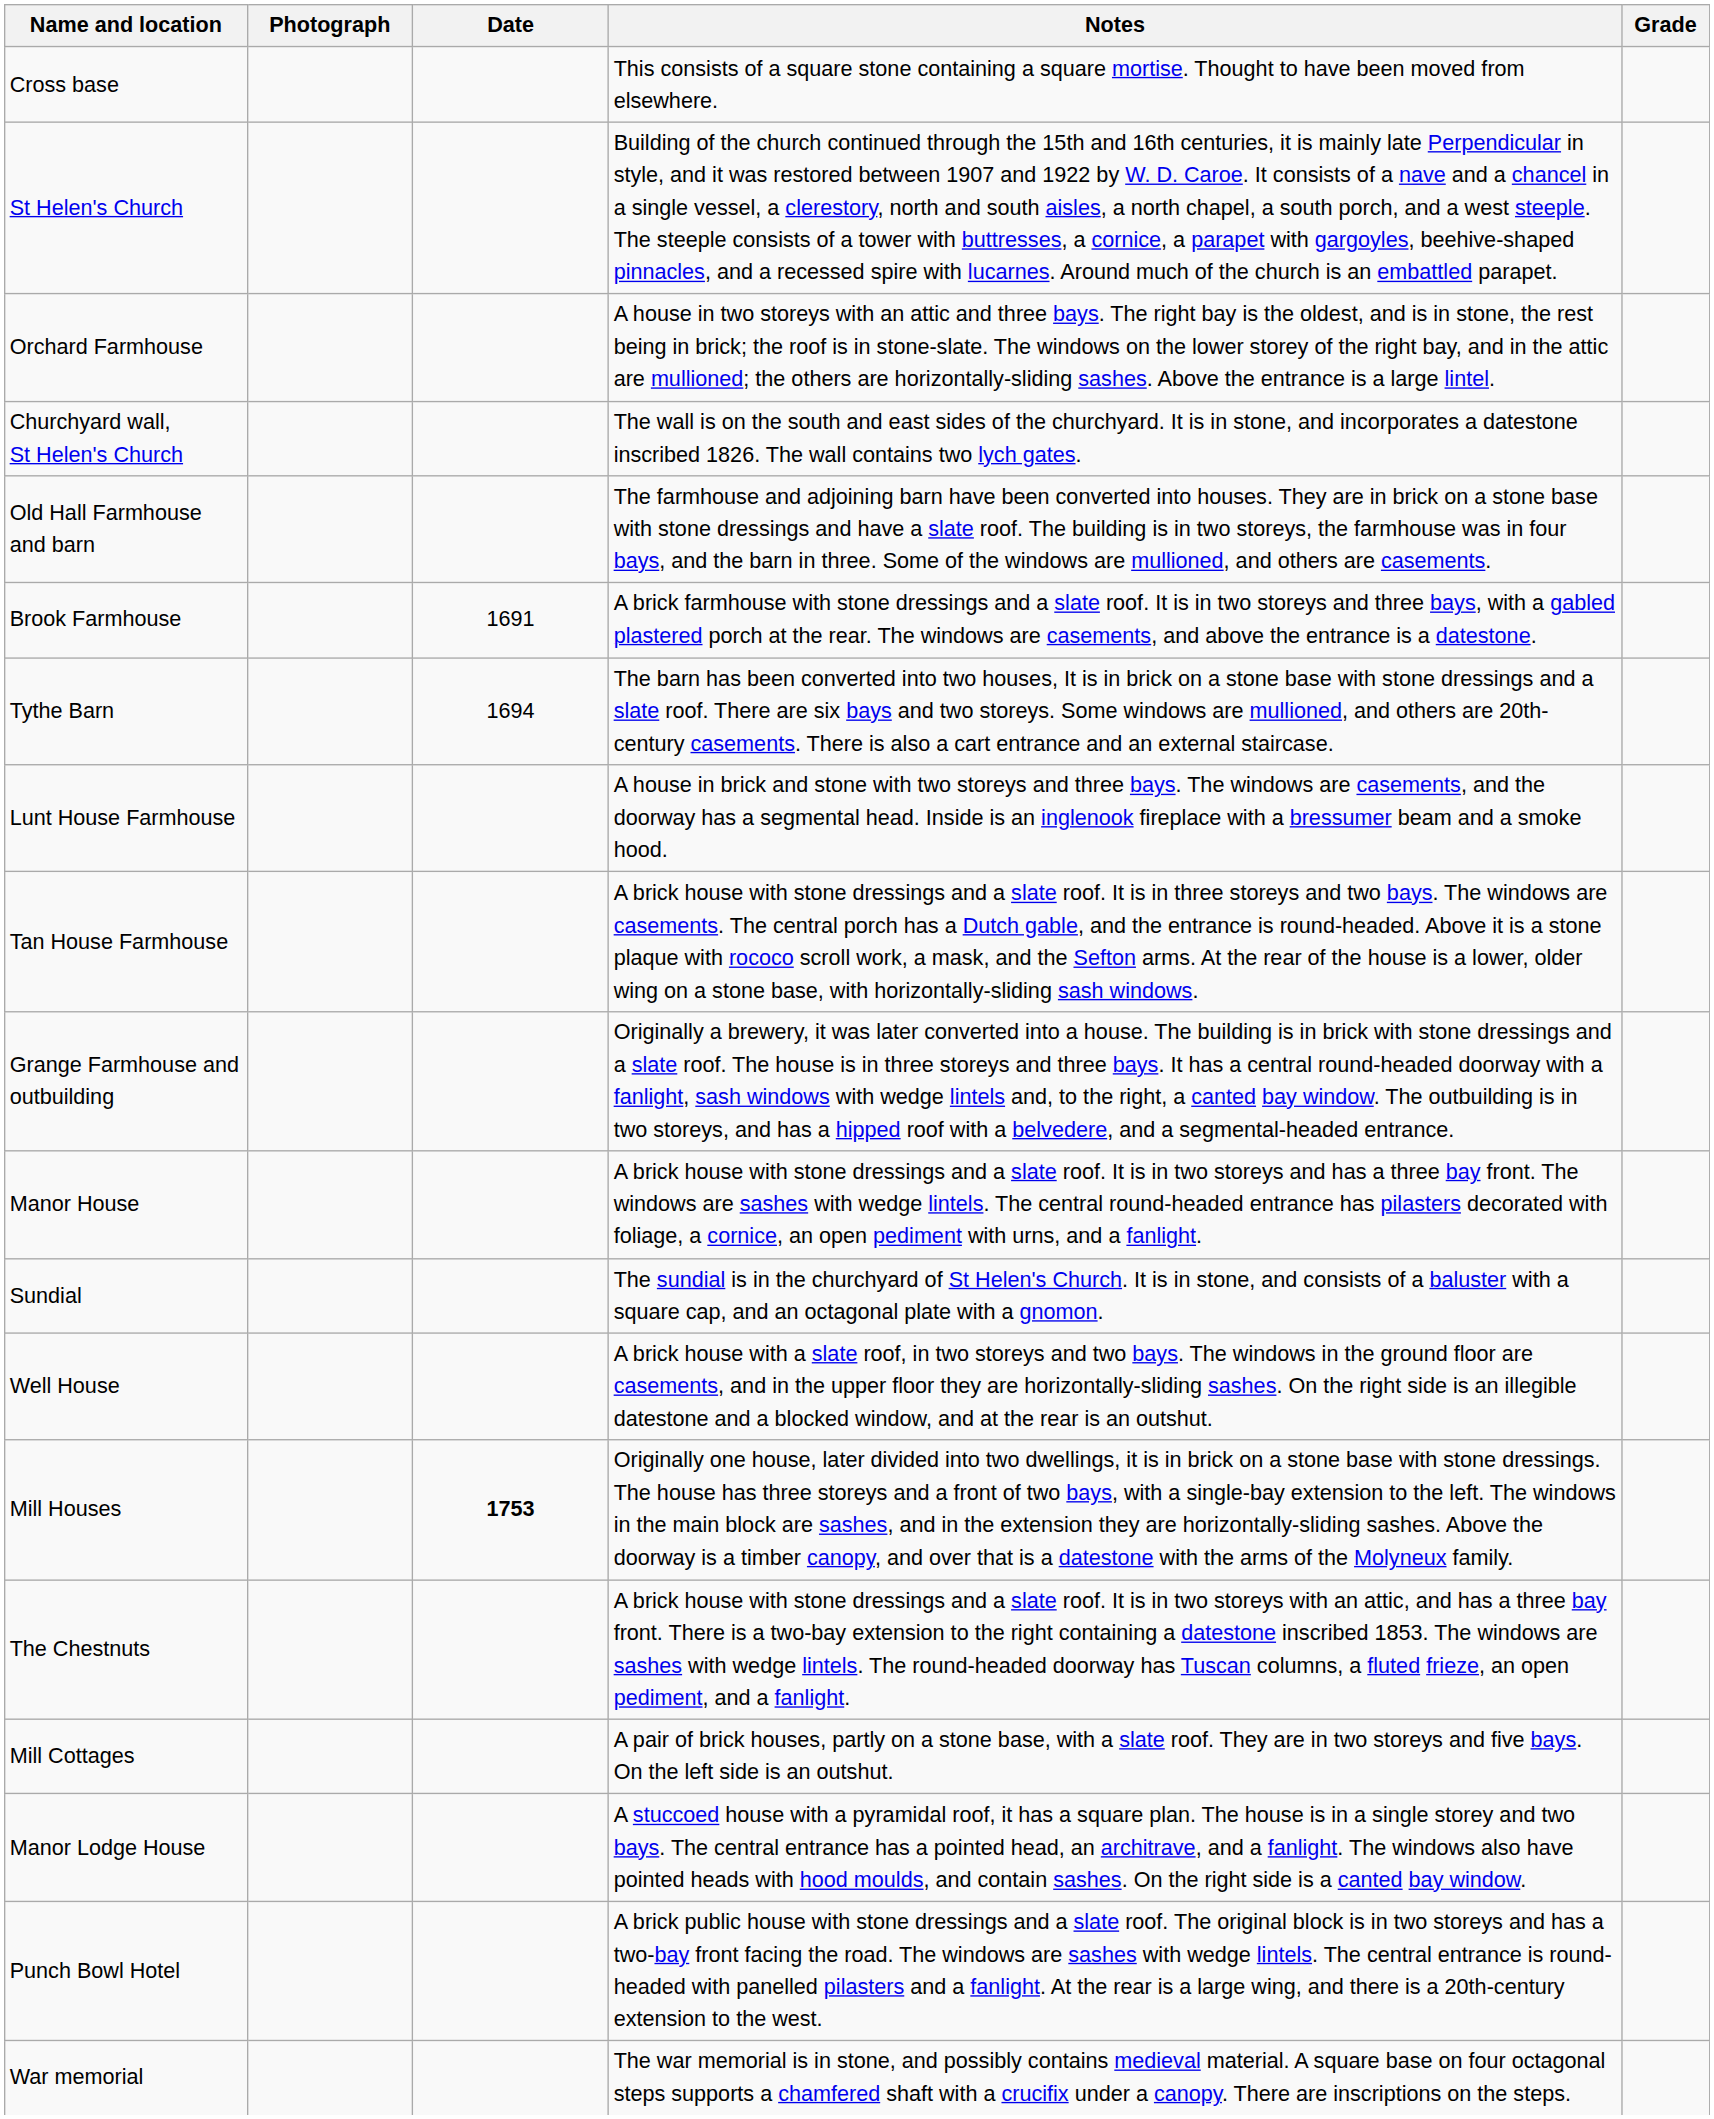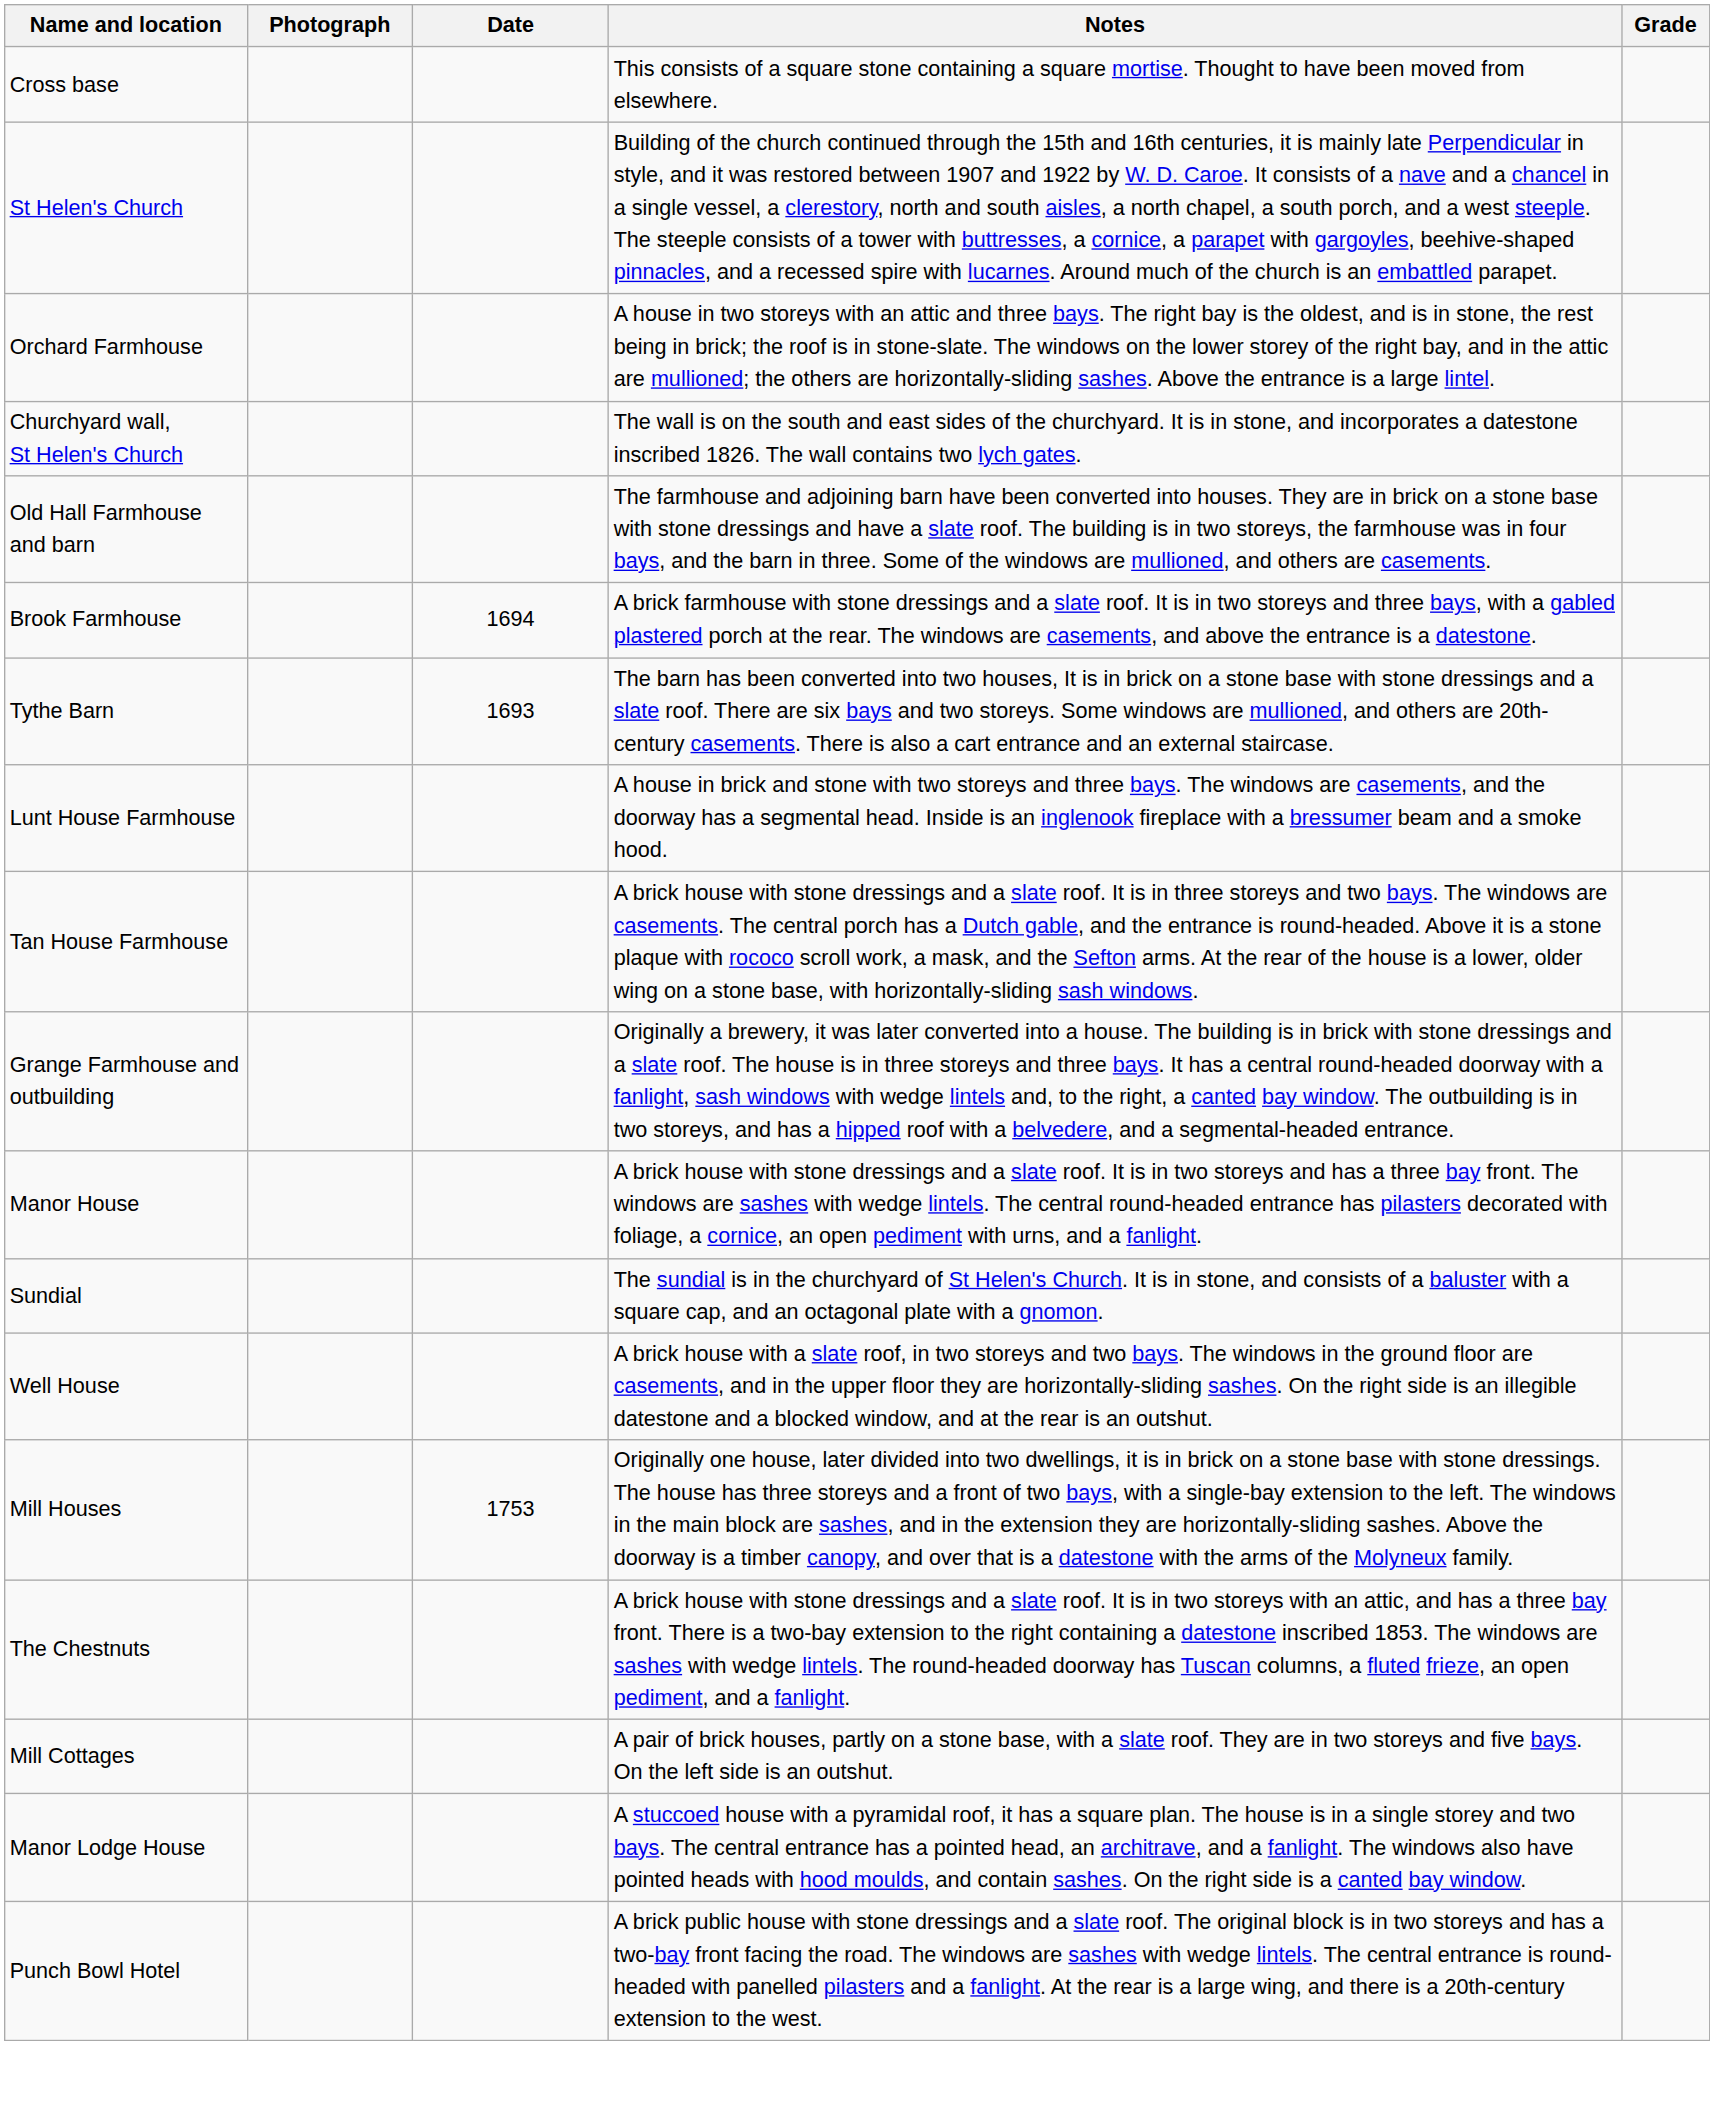(511, 620) 1691 -> (511, 620) 1694
(511, 710) 1694 -> (511, 710) 1693
(511, 1509) bold -> (511, 1509) normal
- row: (76, 2077)
